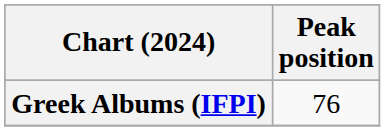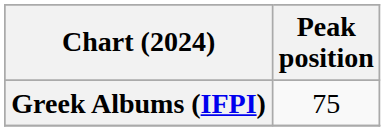(326, 102) 76 -> (326, 102) 75
